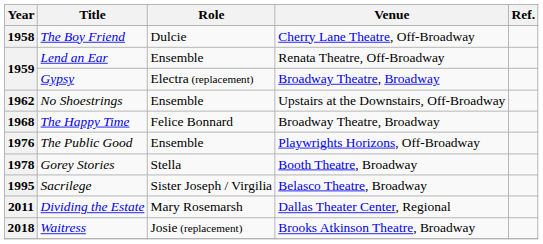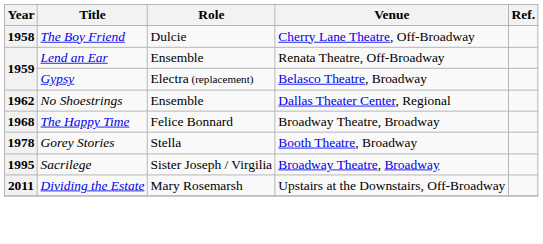(359, 79) Broadway Theatre, Broadway -> (353, 79) Belasco Theatre, Broadway
(392, 100) Upstairs at the Downstairs, Off-Broadway -> (364, 100) Dallas Theater Center, Regional
- row: (21, 143)
(353, 185) Belasco Theatre, Broadway -> (359, 164) Broadway Theatre, Broadway
(364, 206) Dallas Theater Center, Regional -> (392, 185) Upstairs at the Downstairs, Off-Broadway
- row: (21, 228)
